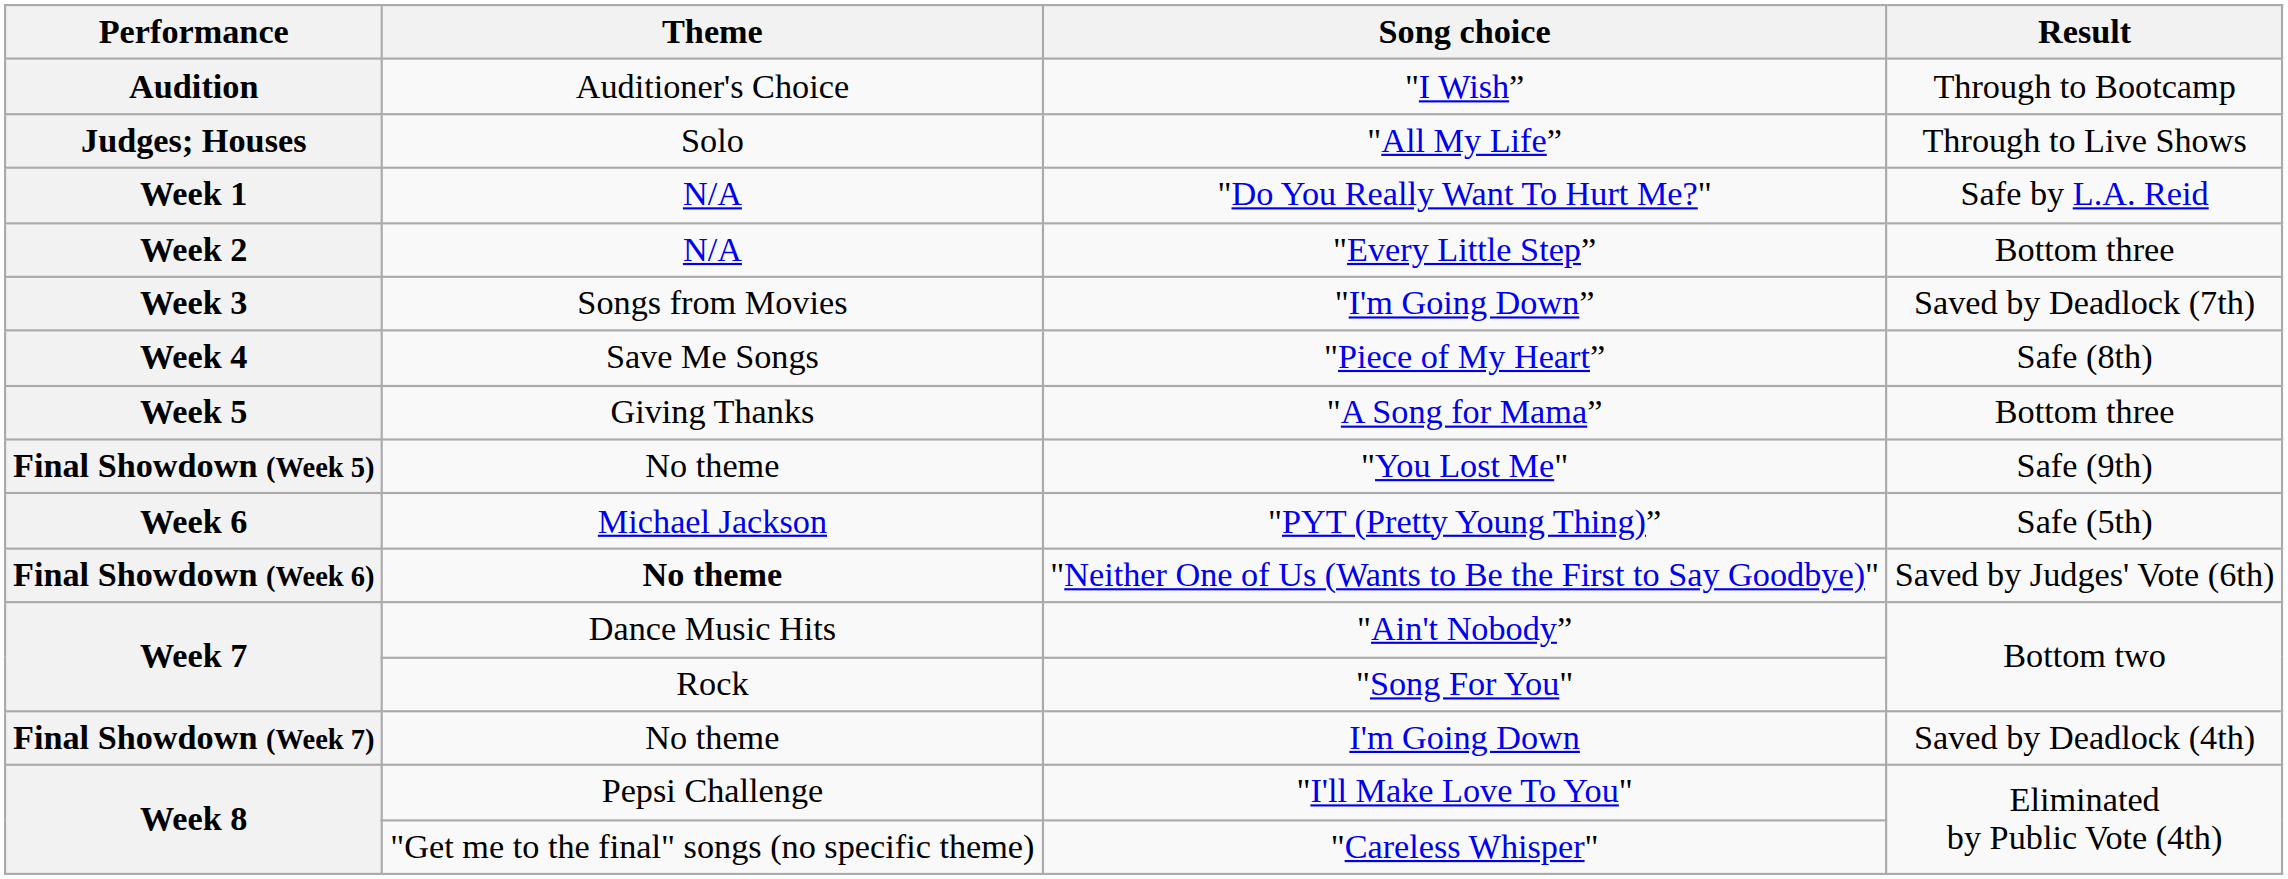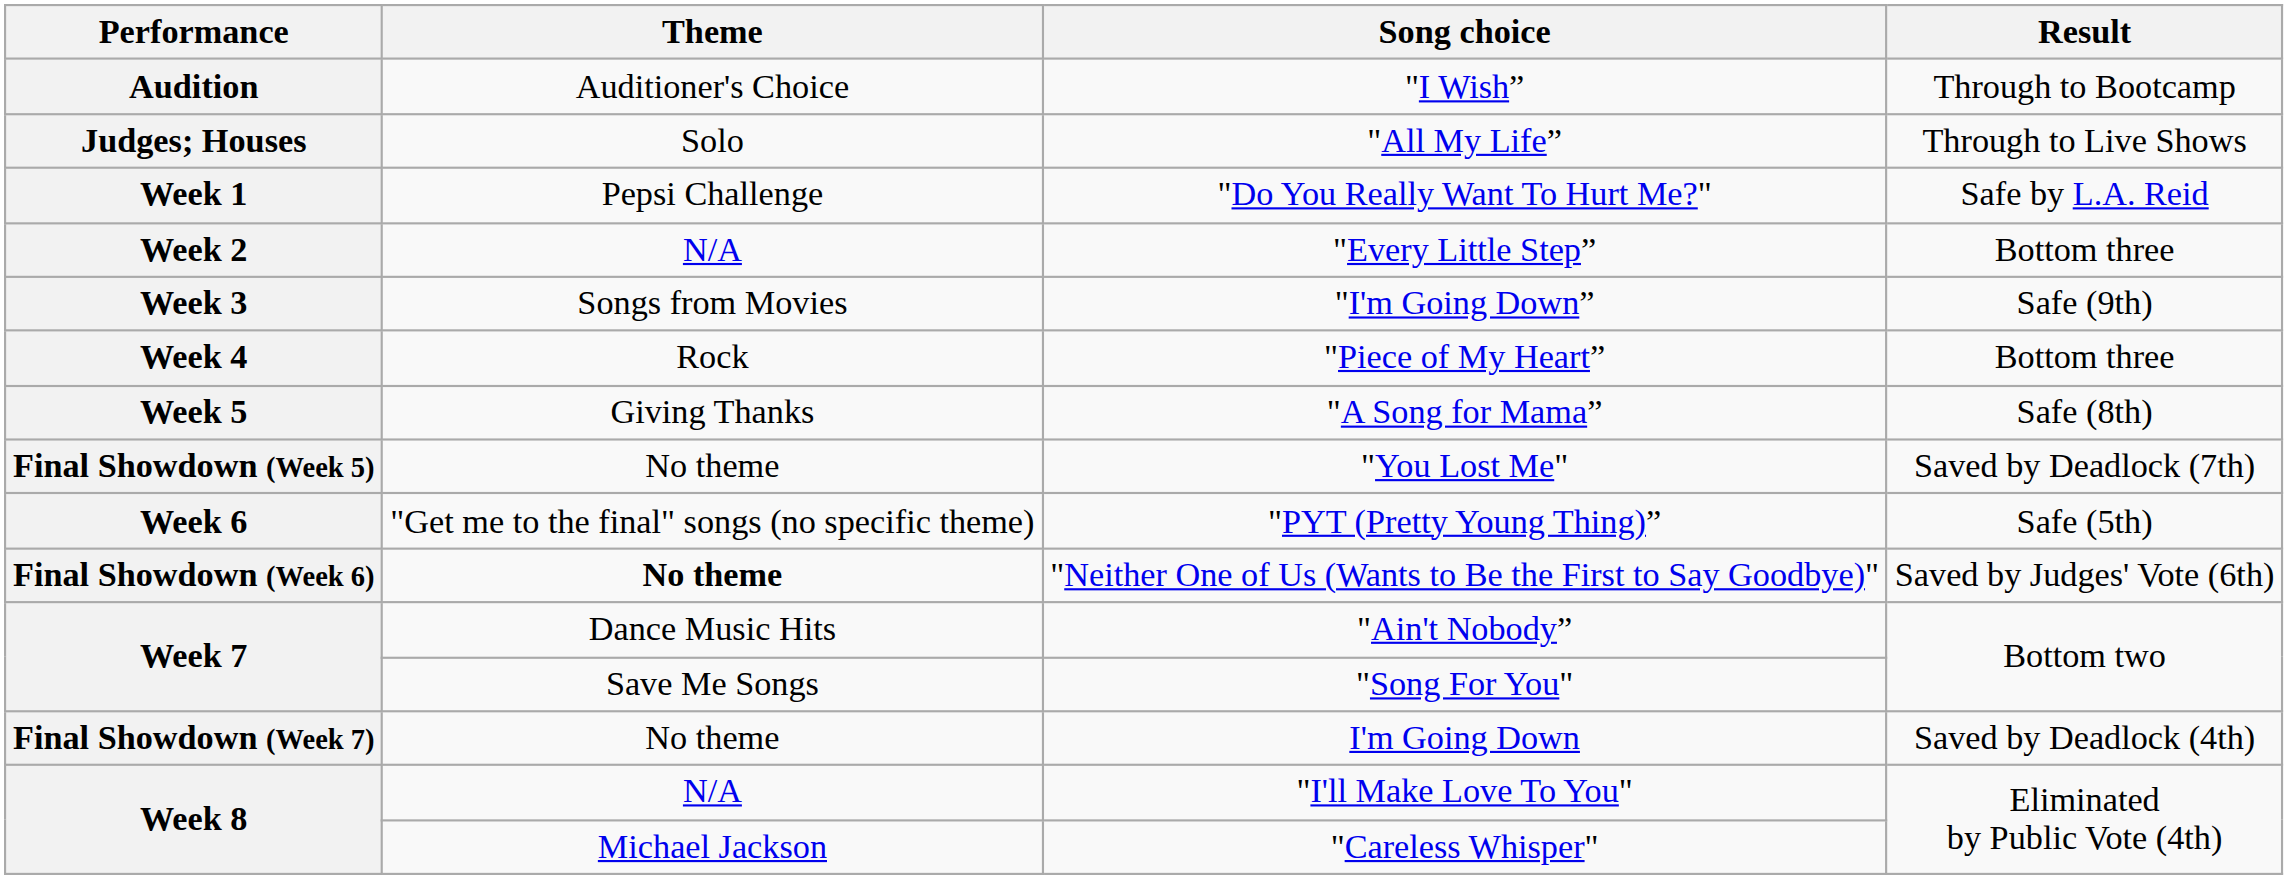(712, 194) N/A -> (712, 194) Pepsi Challenge
(2085, 303) Saved by Deadlock (7th) -> (2085, 303) Safe (9th)
(712, 357) Save Me Songs -> (712, 357) Rock
(2085, 357) Safe (8th) -> (2085, 357) Bottom three
(2085, 411) Bottom three -> (2085, 411) Safe (8th)
(2085, 466) Safe (9th) -> (2085, 466) Saved by Deadlock (7th)
(712, 520) Michael Jackson -> (712, 520) "Get me to the final" songs (no specific theme)
(712, 683) Rock -> (712, 683) Save Me Songs
(712, 791) Pepsi Challenge -> (712, 791) N/A
(712, 846) "Get me to the final" songs (no specific theme) -> (712, 846) Michael Jackson
